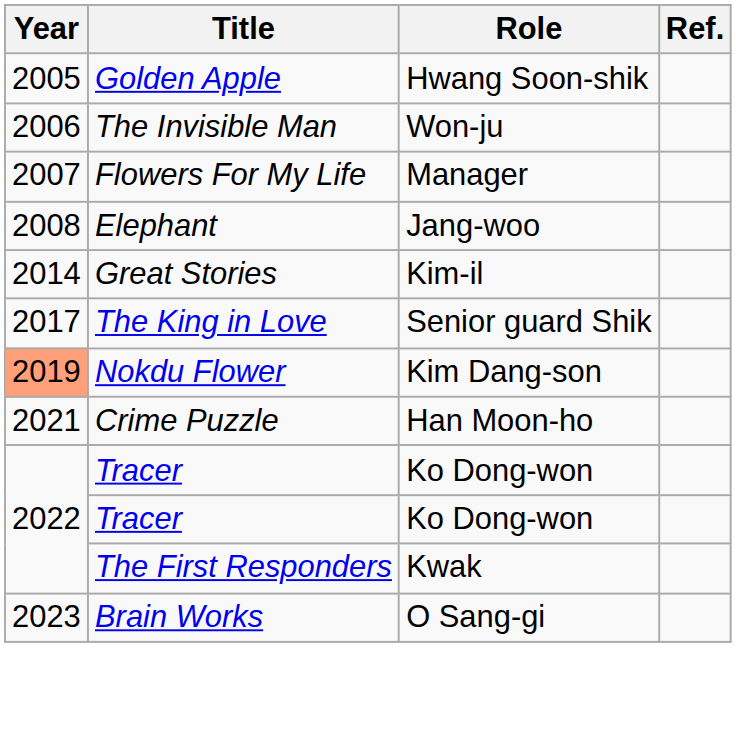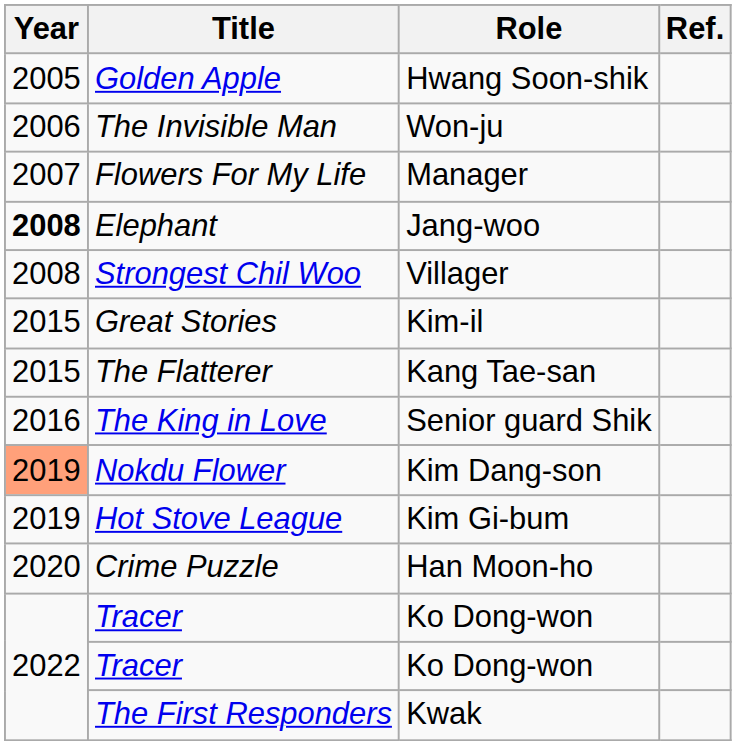(46, 224) normal -> (46, 224) bold
+ row: (228, 273)
(46, 273) 2014 -> (46, 322) 2015
+ row: (183, 371)
(46, 322) 2017 -> (46, 420) 2016
+ row: (219, 518)
(46, 420) 2021 -> (46, 567) 2020
- row: (179, 616)
